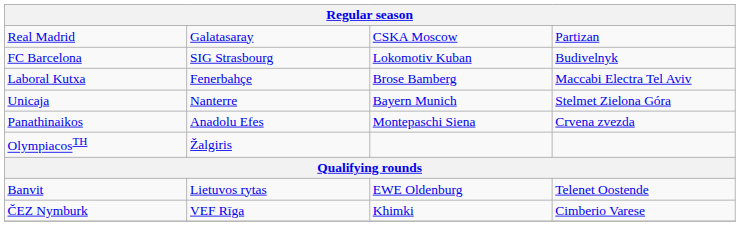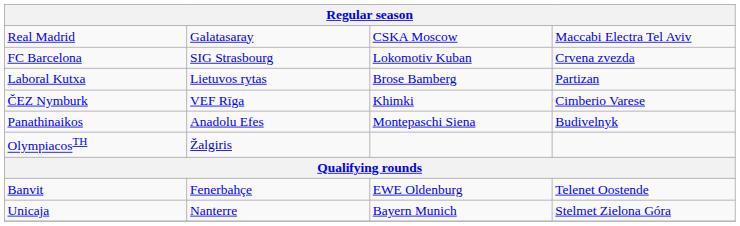(577, 36) Partizan -> (623, 36) Maccabi Electra Tel Aviv
(587, 57) Budivelnyk -> (595, 57) Crvena zvezda
(221, 79) Fenerbahçe -> (228, 79) Lietuvos rytas
(623, 79) Maccabi Electra Tel Aviv -> (577, 79) Partizan
rows swapped: (28, 100) <-> (48, 210)
(595, 121) Crvena zvezda -> (587, 121) Budivelnyk
(228, 189) Lietuvos rytas -> (221, 189) Fenerbahçe
